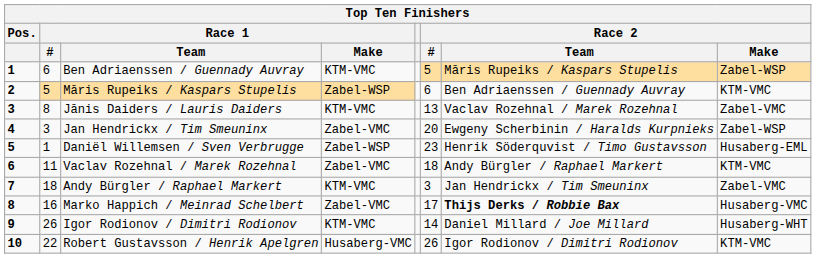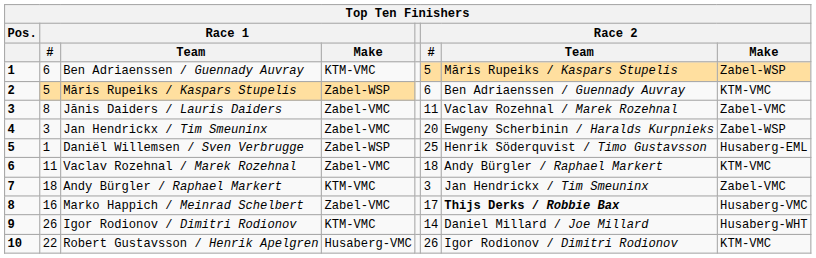(350, 110) KTM-VMC -> (357, 110) Zabel-VMC
(431, 110) 13 -> (431, 110) 11
(431, 148) 23 -> (431, 148) 25
